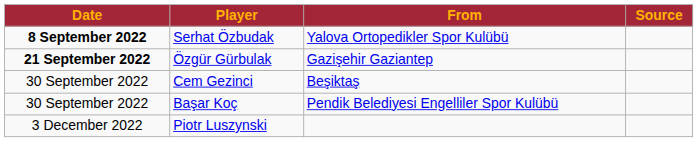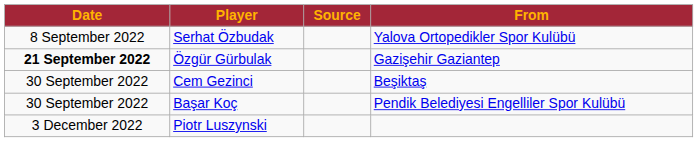columns swapped: (465, 15) <-> (659, 15)
(87, 37) bold -> (87, 37) normal
